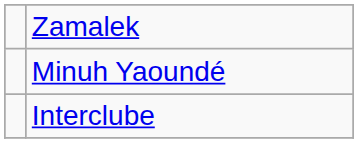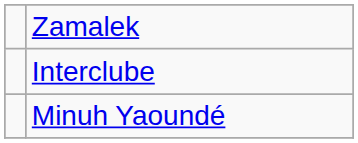rows swapped: (93, 115) <-> (129, 71)
